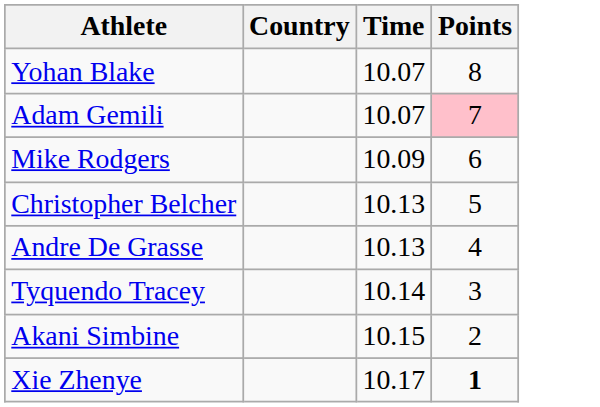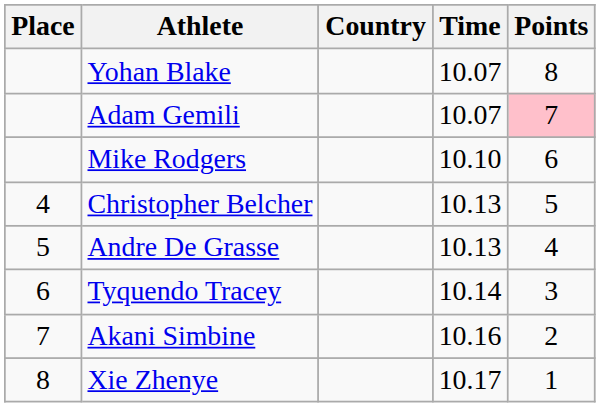+ column: (43, 26)
(394, 159) 10.09 -> (470, 159) 10.10
(394, 335) 10.15 -> (470, 335) 10.16
(475, 379) bold -> (551, 379) normal
